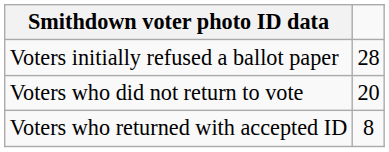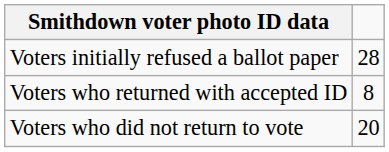rows swapped: (179, 127) <-> (157, 92)
